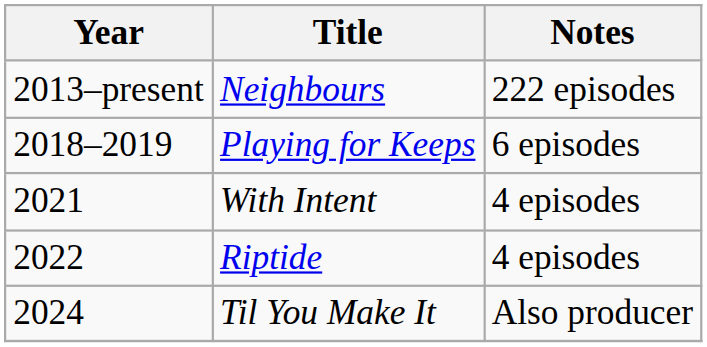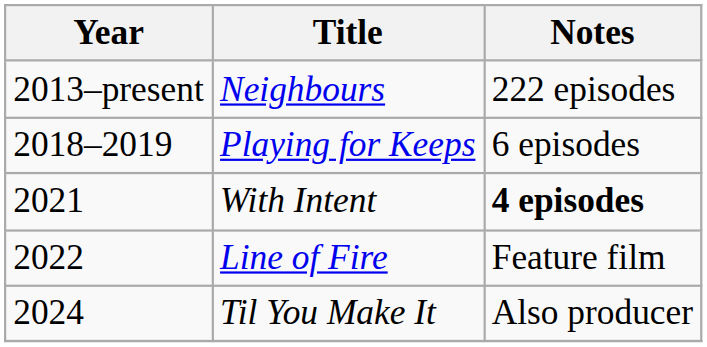(566, 200) normal -> (568, 200) bold
+ row: (304, 256)
- row: (271, 256)
